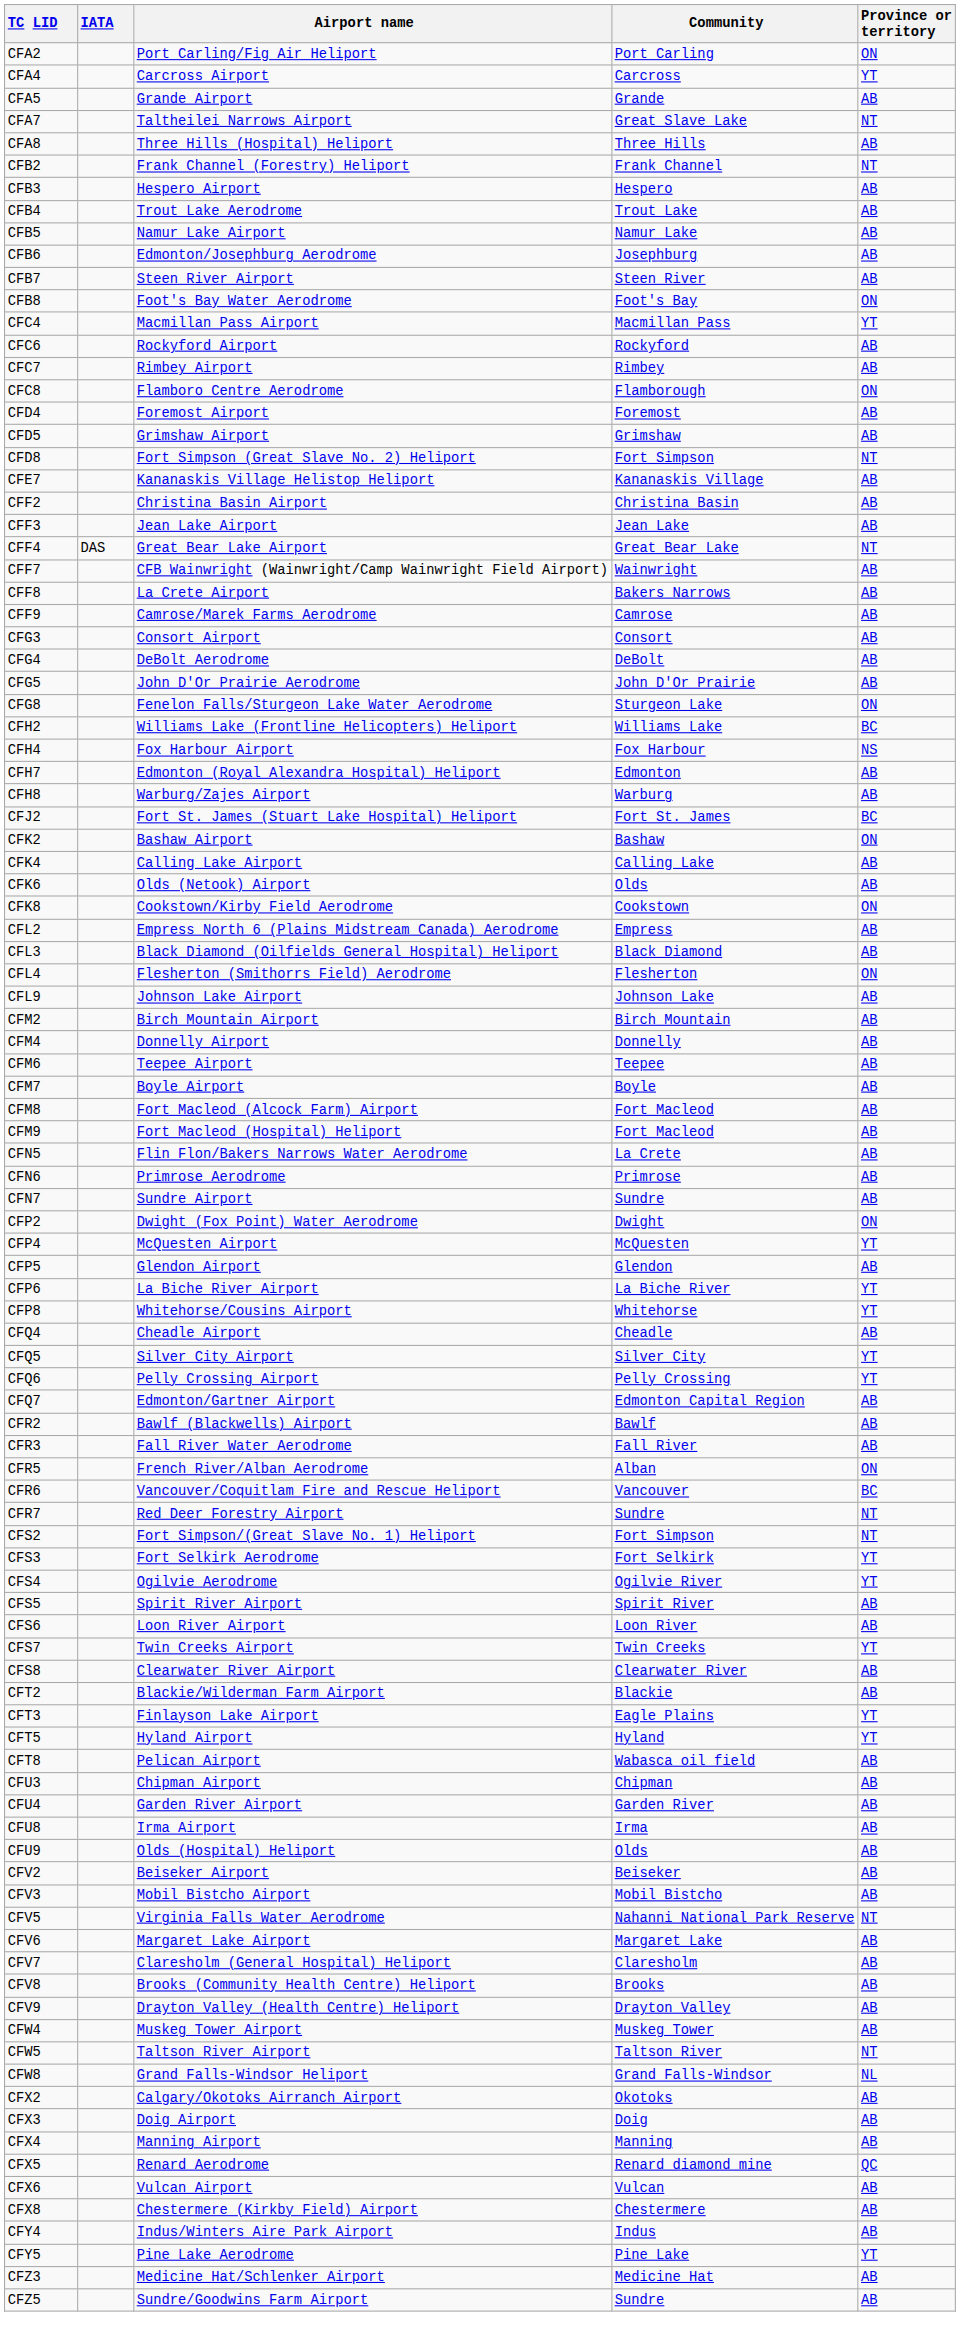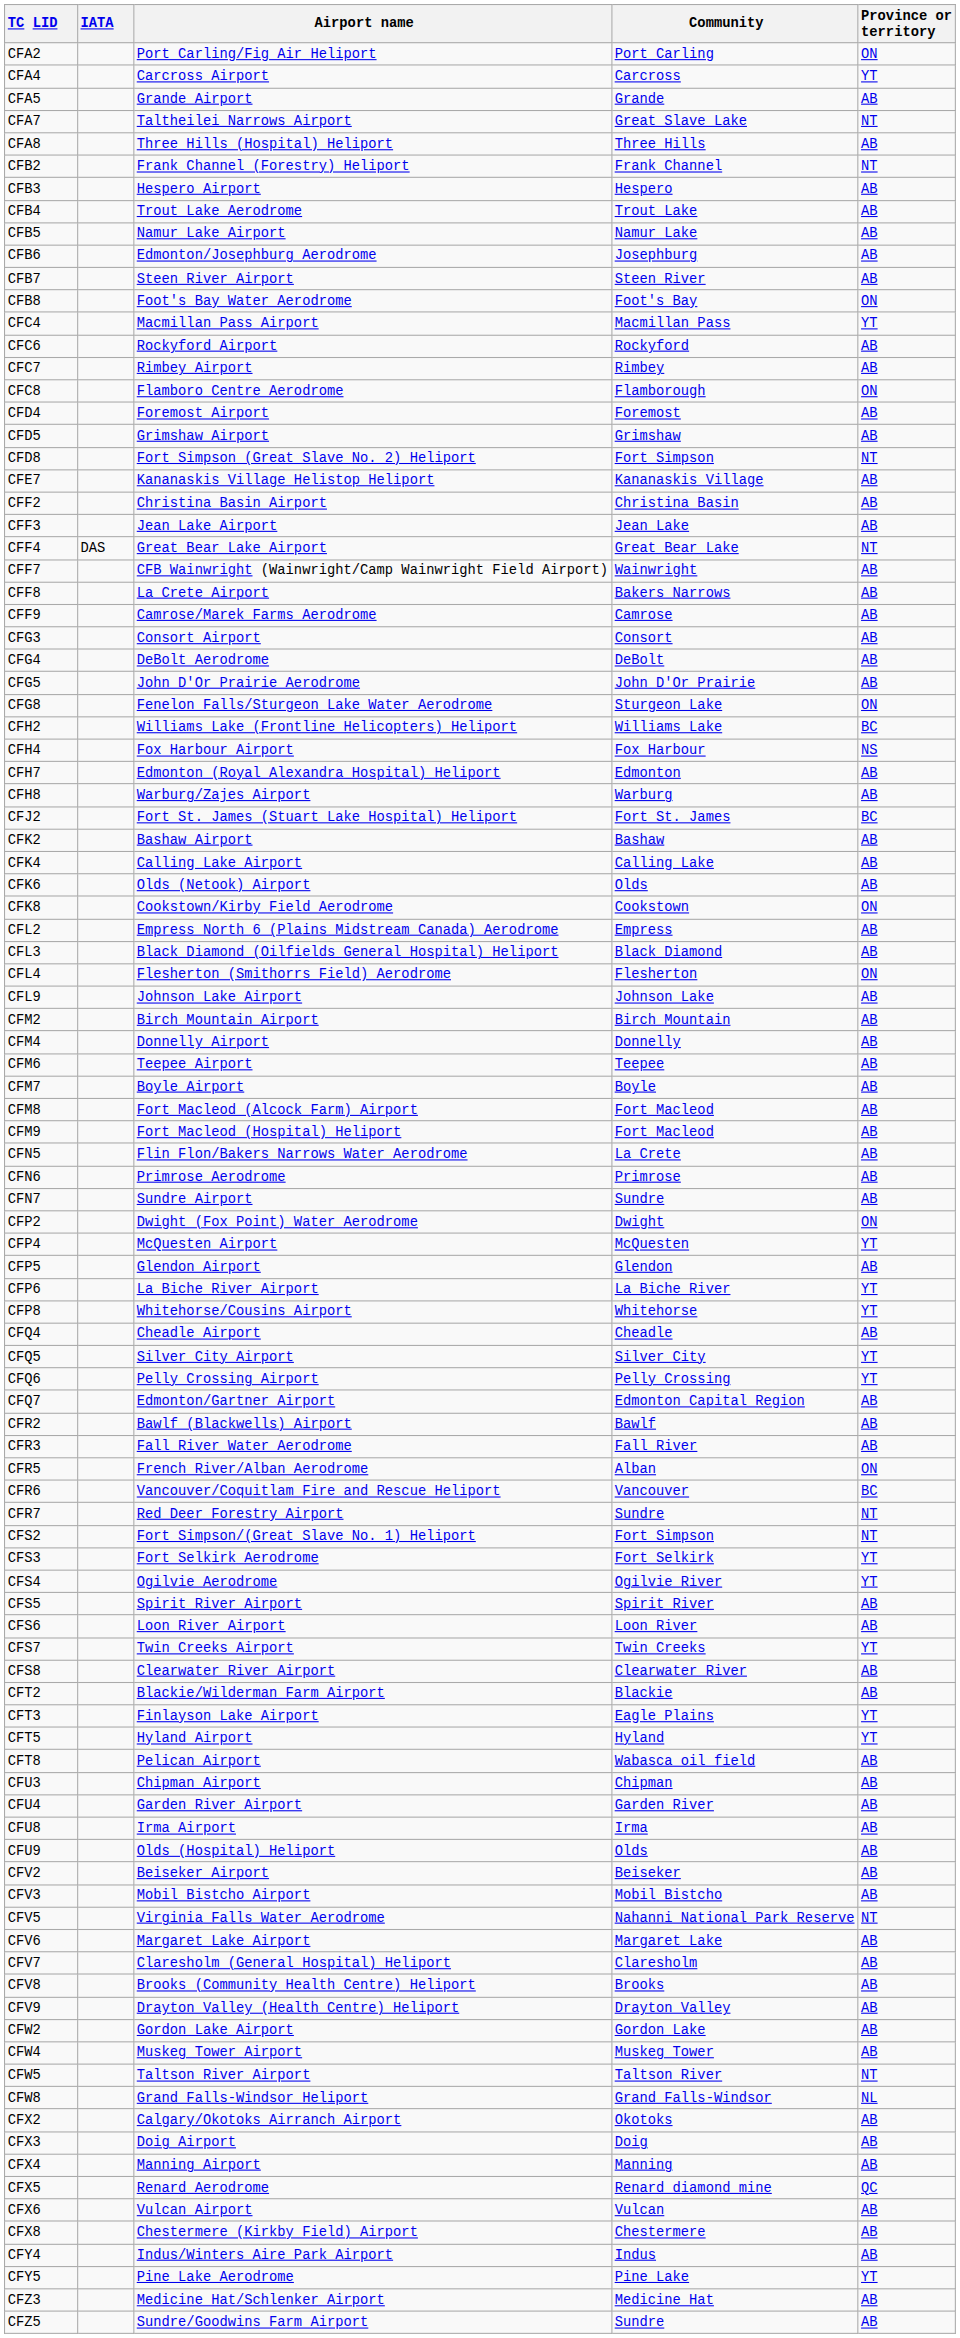(869, 840) ON -> (869, 840) AB
+ row: (24, 2030)
